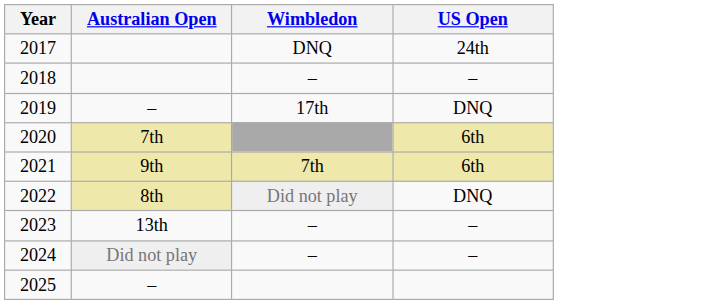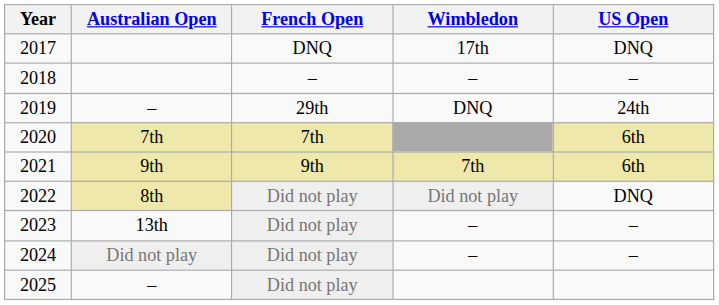+ column: (312, 18)
(312, 48) DNQ -> (473, 48) 17th
(473, 48) 24th -> (633, 48) DNQ
(312, 107) 17th -> (473, 107) DNQ
(473, 107) DNQ -> (633, 107) 24th
